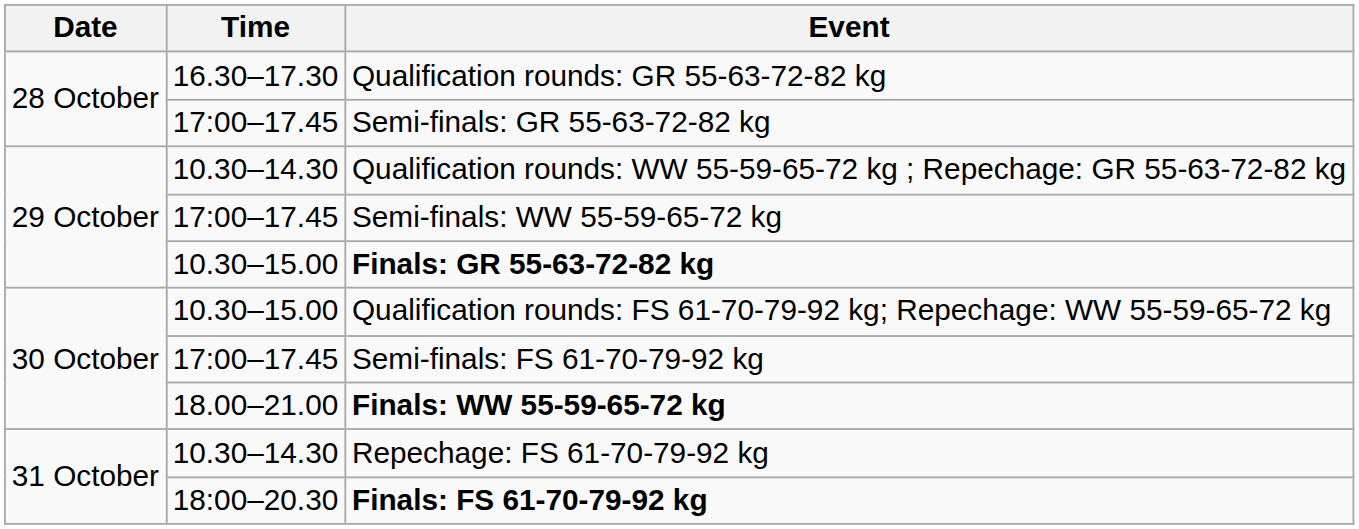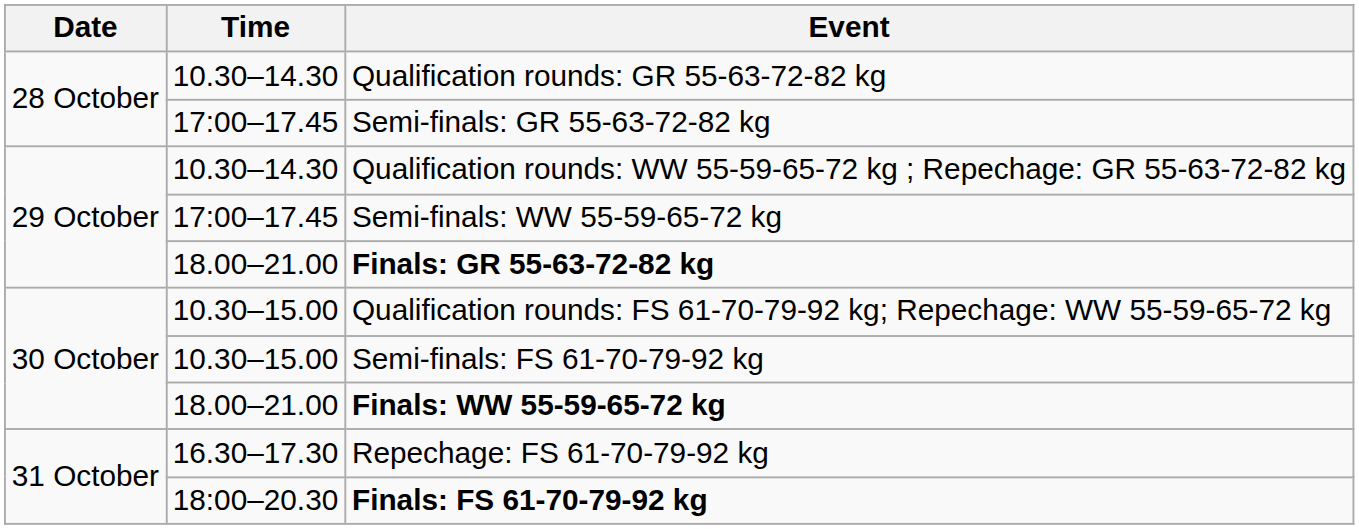(255, 75) 16.30–17.30 -> (255, 75) 10.30–14.30
(255, 264) 10.30–15.00 -> (255, 264) 18.00–21.00
(255, 358) 17:00–17.45 -> (255, 358) 10.30–15.00
(255, 452) 10.30–14.30 -> (255, 452) 16.30–17.30
